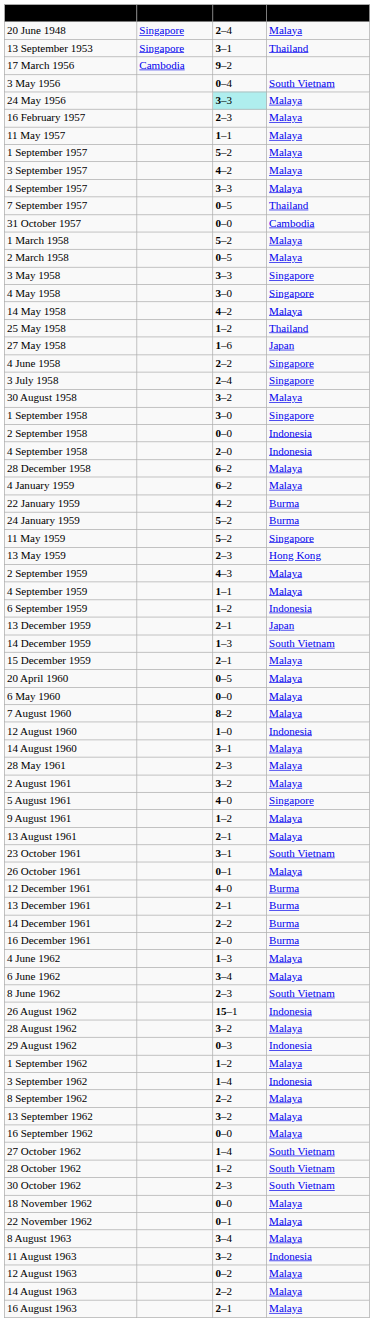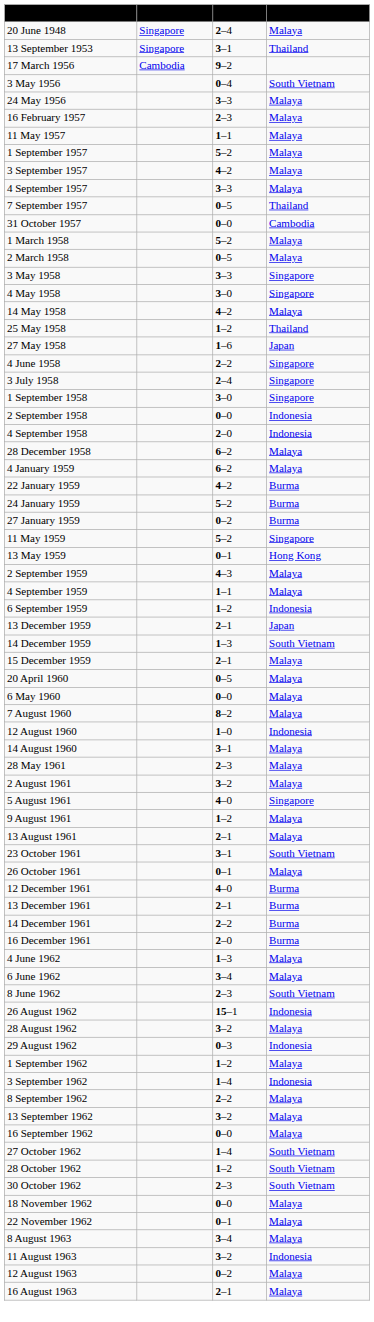(224, 100) paleturquoise background -> (224, 100) no background
- row: (42, 398)
+ row: (43, 521)
(224, 556) 2–3 -> (224, 556) 0–1
- row: (42, 1291)
